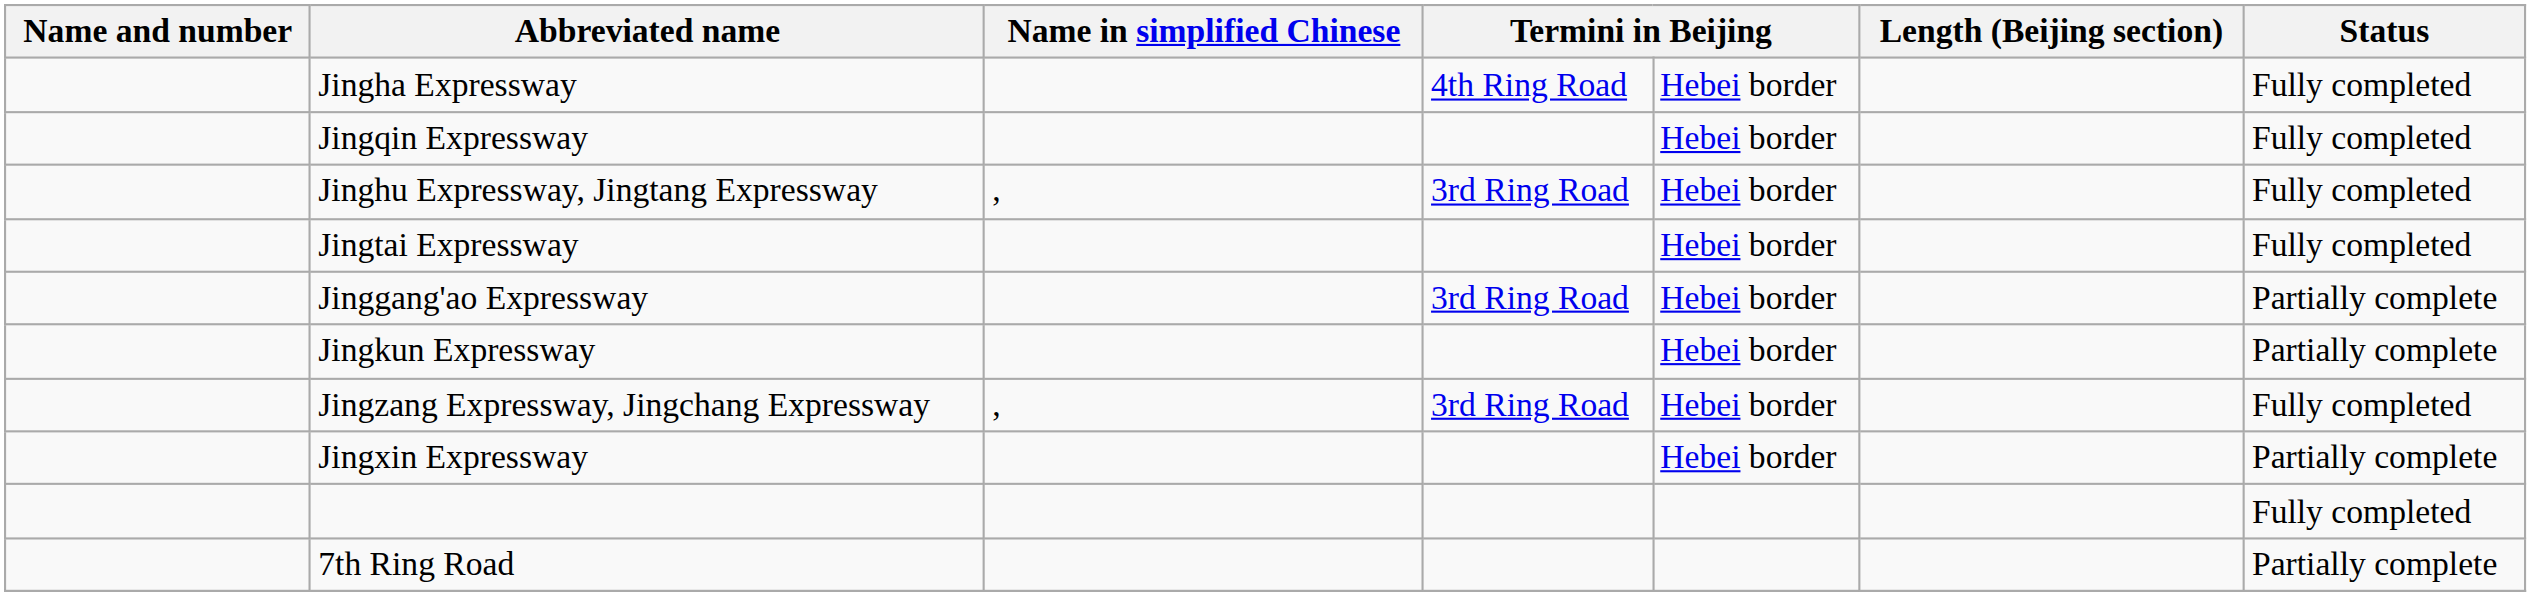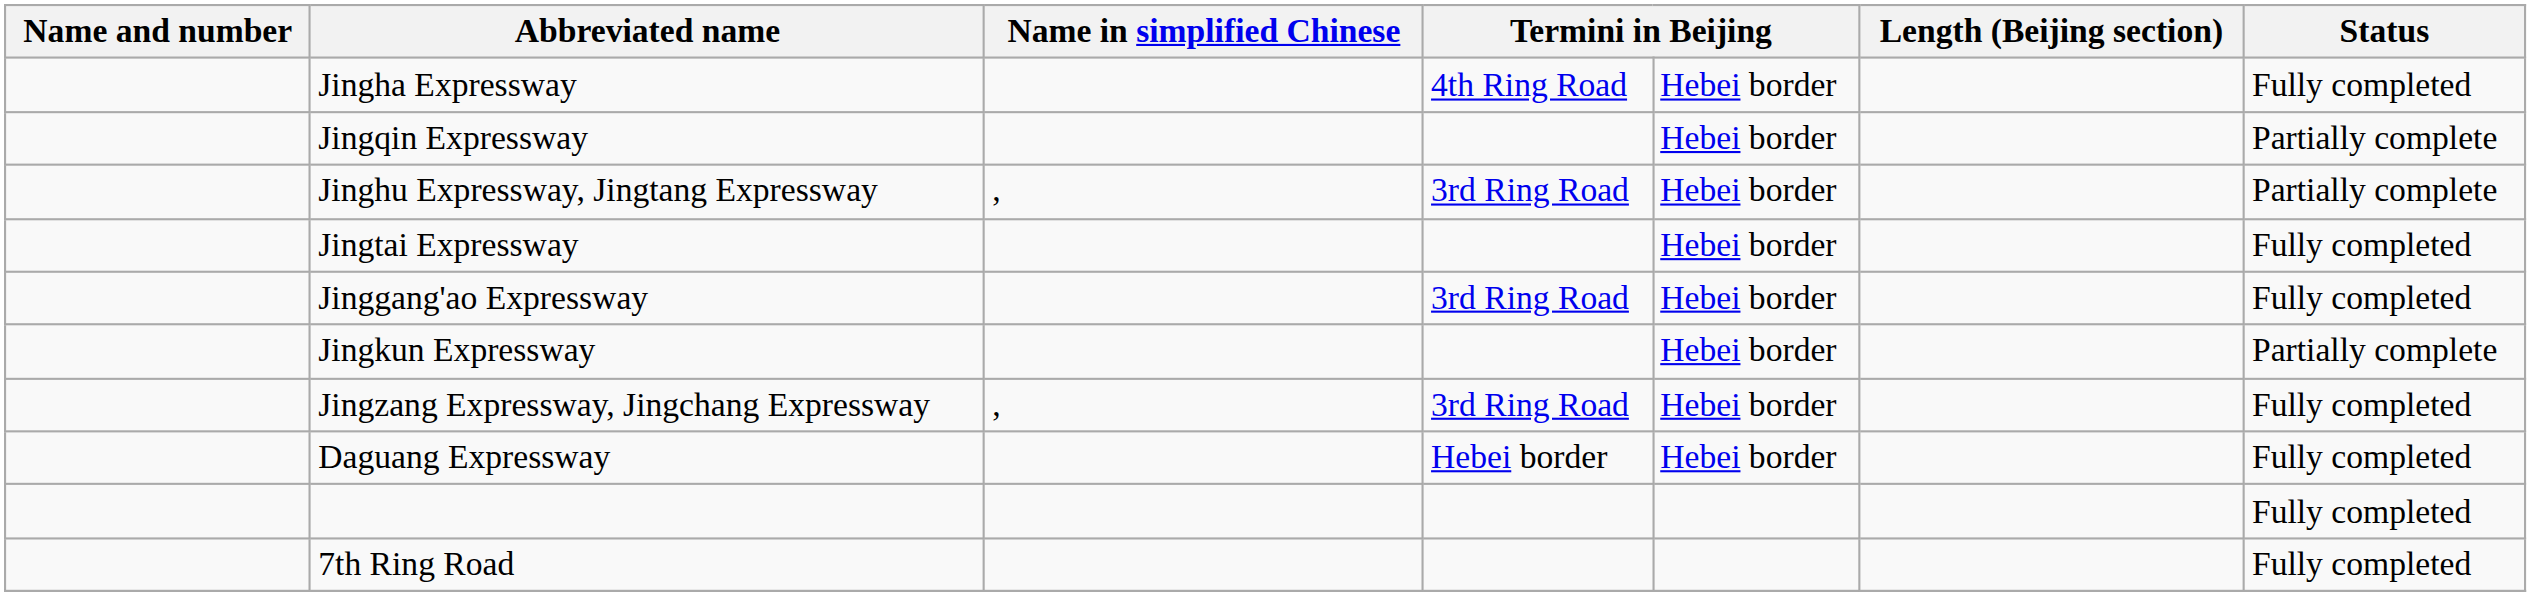(2362, 137) Fully completed -> (2375, 137) Partially complete
(2362, 191) Fully completed -> (2375, 191) Partially complete
(2375, 297) Partially complete -> (2362, 297) Fully completed
- row: (453, 457)
+ row: (464, 457)
(2375, 564) Partially complete -> (2362, 564) Fully completed
